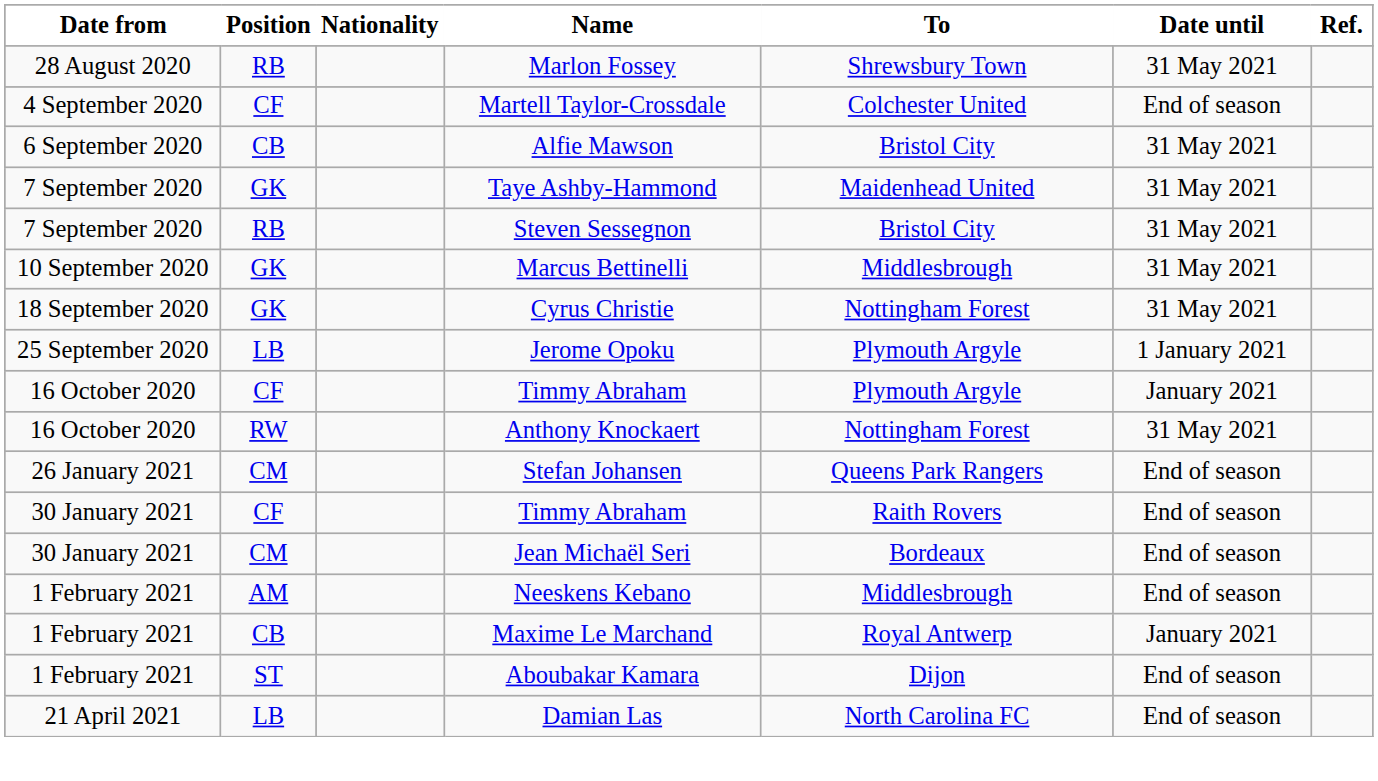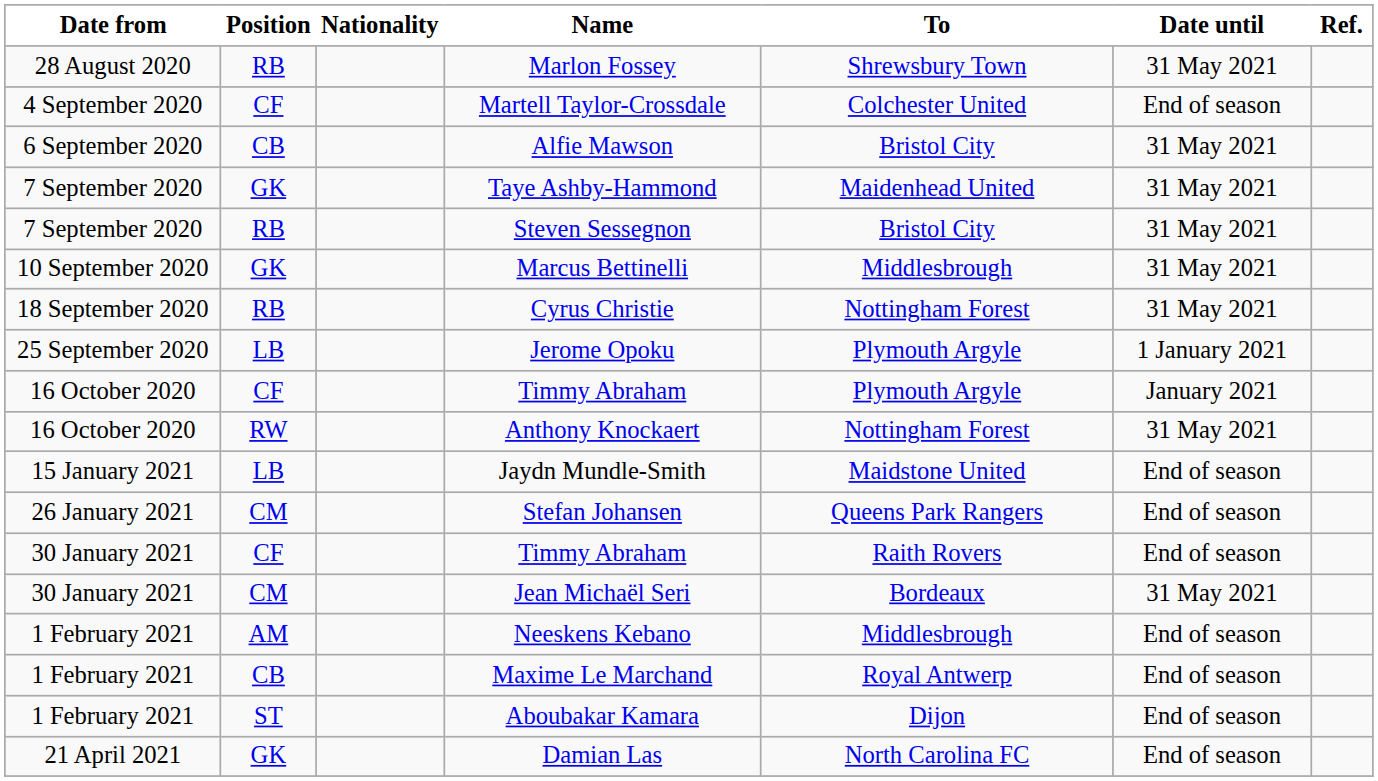(268, 309) GK -> (268, 309) RB
+ row: (113, 471)
(1212, 553) End of season -> (1212, 593) 31 May 2021
(1212, 634) January 2021 -> (1212, 674) End of season
(268, 715) LB -> (268, 756) GK
